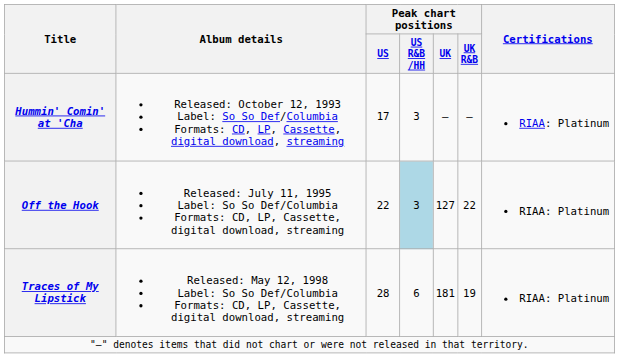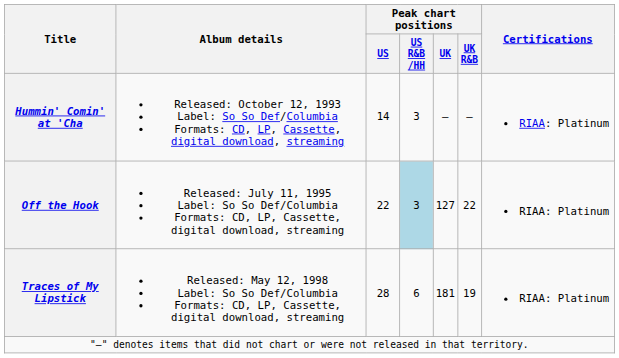(383, 117) 17 -> (383, 117) 14
